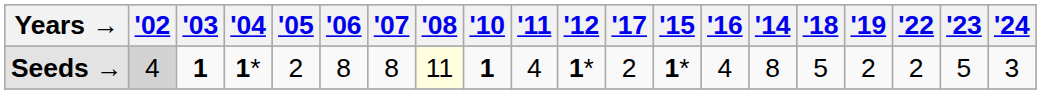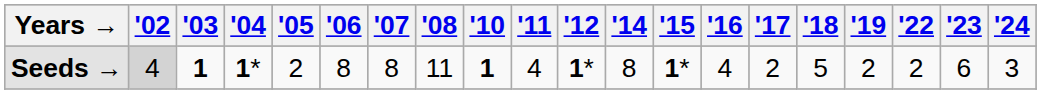columns swapped: (773, 25) <-> (629, 25)
(439, 67) lightyellow background -> (439, 67) no background
(964, 67) 5 -> (964, 67) 6
